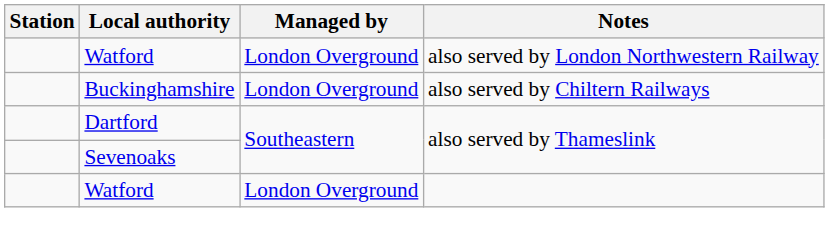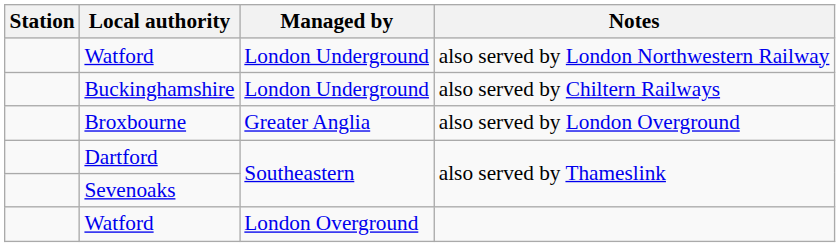(331, 55) London Overground -> (337, 55) London Underground
(331, 88) London Overground -> (337, 88) London Underground
+ row: (135, 122)
